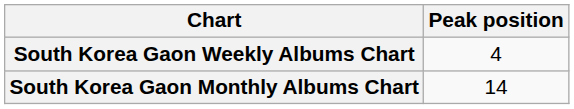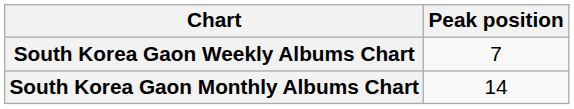(496, 53) 4 -> (496, 53) 7
